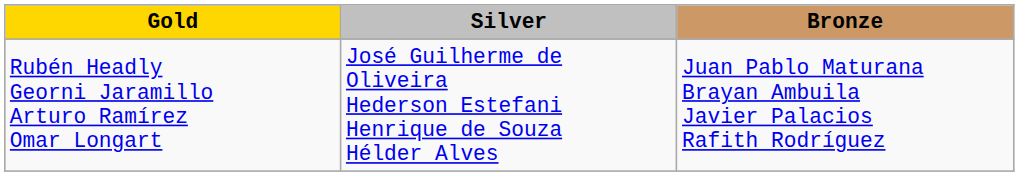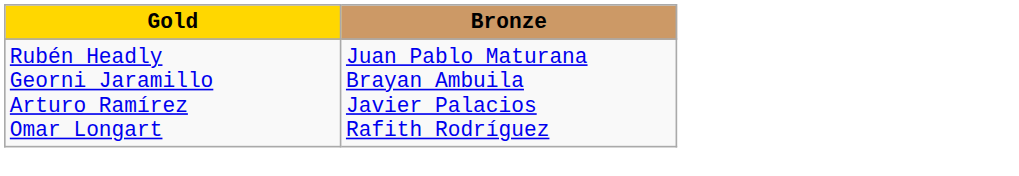- column: (509, 22)
